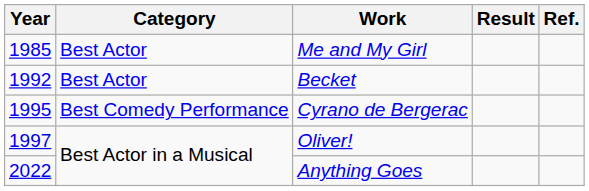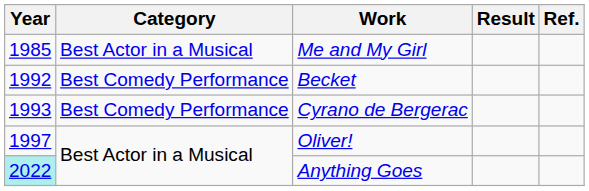(104, 49) Best Actor -> (156, 49) Best Actor in a Musical
(104, 79) Best Actor -> (174, 79) Best Comedy Performance
(30, 110) 1995 -> (30, 110) 1993
(30, 170) no background -> (30, 170) paleturquoise background
